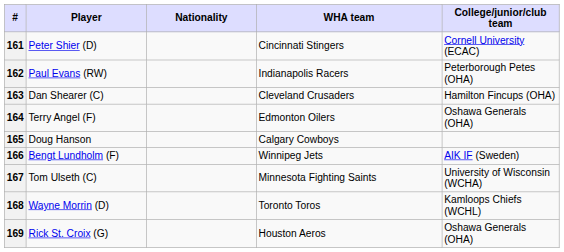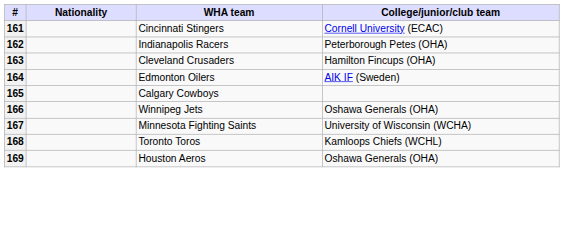- column: (86, 18)
(485, 117) Oshawa Generals (OHA) -> (362, 77) AIK IF (Sweden)
(482, 156) AIK IF (Sweden) -> (381, 110) Oshawa Generals (OHA)
